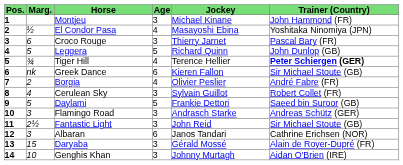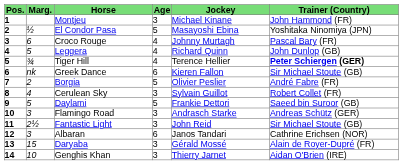(155, 30) 4 -> (155, 30) 5
(155, 41) 3 -> (155, 41) 4
(199, 41) Thierry Jarnet -> (203, 41) Johnny Murtagh
(155, 51) 5 -> (155, 51) 4
(155, 82) 4 -> (155, 82) 5
(203, 155) Johnny Murtagh -> (199, 155) Thierry Jarnet
